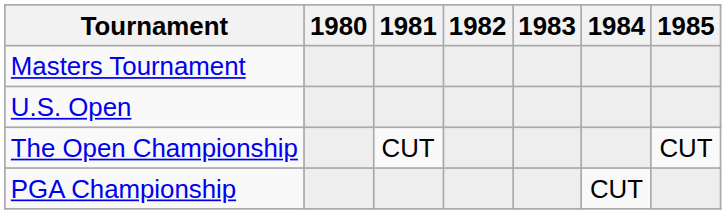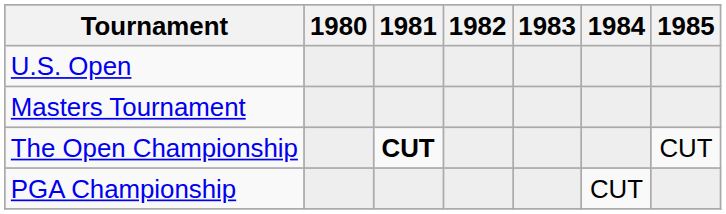rows swapped: (128, 66) <-> (71, 107)
(408, 148) normal -> (408, 148) bold
